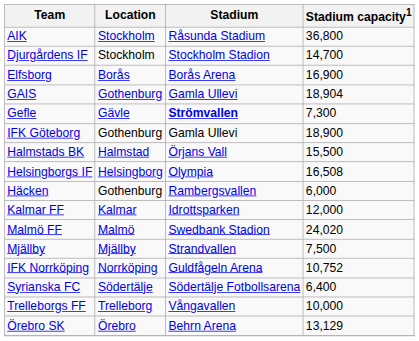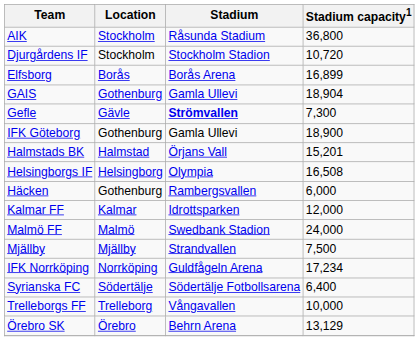(324, 56) 14,700 -> (324, 56) 10,720
(324, 75) 16,900 -> (324, 75) 16,899
(324, 152) 15,500 -> (324, 152) 15,201
(324, 229) 24,020 -> (324, 229) 24,000
(324, 268) 10,752 -> (324, 268) 17,234
